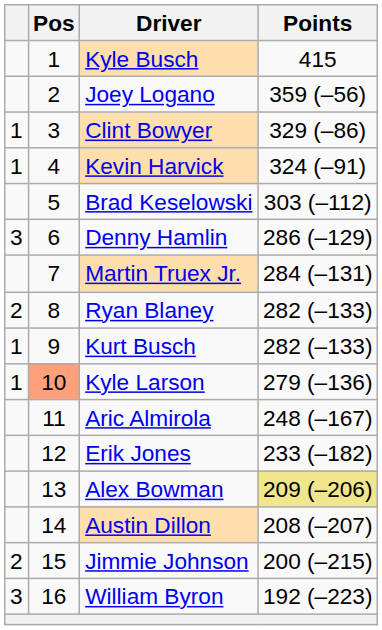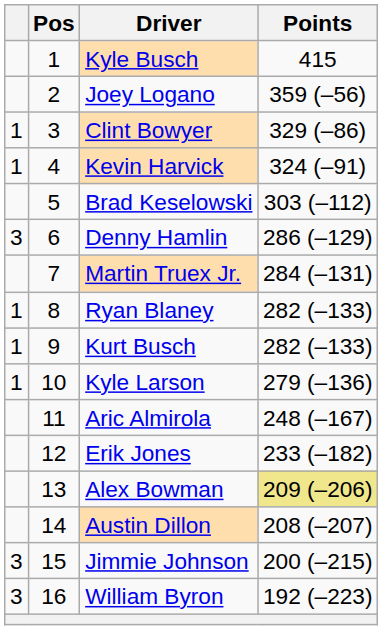(16, 310) 2 -> (16, 310) 1
(54, 381) lightsalmon background -> (54, 381) no background
(16, 561) 2 -> (16, 561) 3
